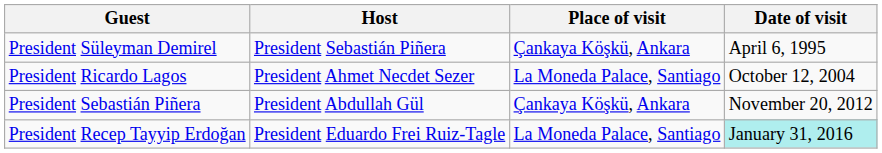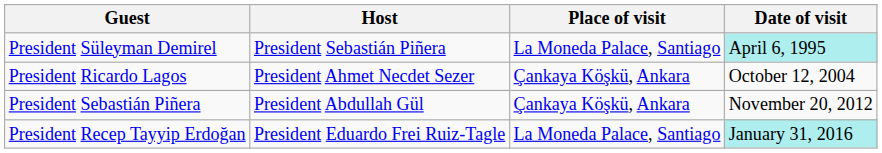(602, 47) Çankaya Köşkü, Ankara -> (617, 47) La Moneda Palace, Santiago
(777, 47) no background -> (777, 47) paleturquoise background
(617, 76) La Moneda Palace, Santiago -> (602, 76) Çankaya Köşkü, Ankara
